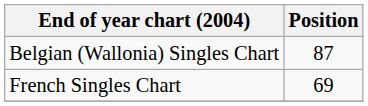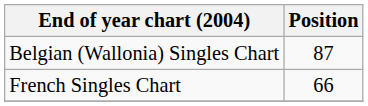(324, 85) 69 -> (324, 85) 66
